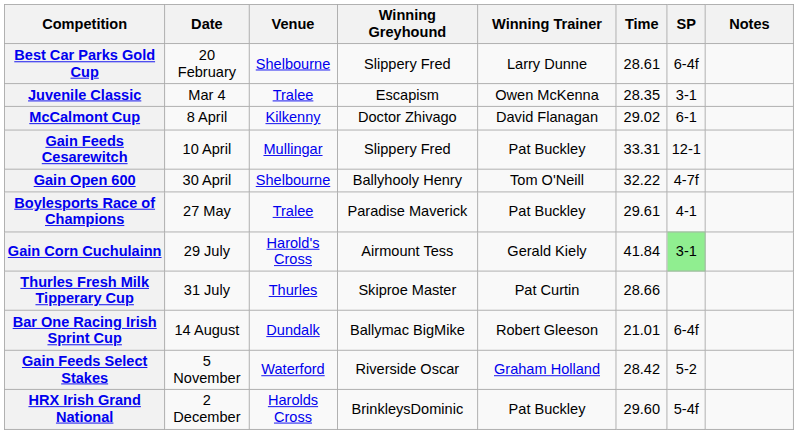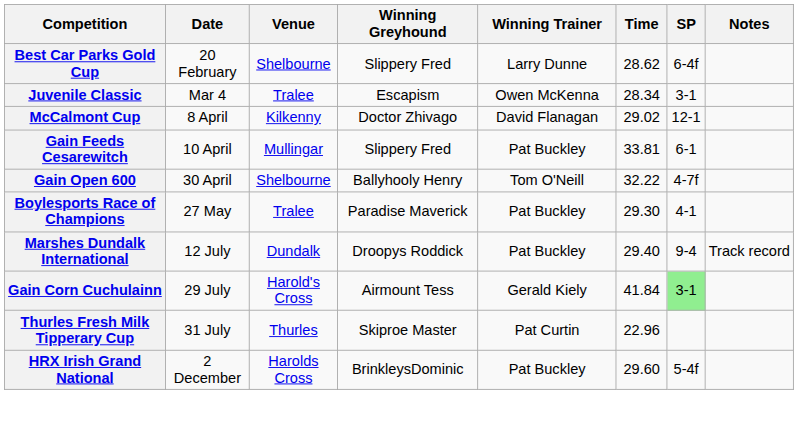(642, 63) 28.61 -> (642, 63) 28.62
(642, 94) 28.35 -> (642, 94) 28.34
(686, 118) 6-1 -> (686, 118) 12-1
(642, 149) 33.31 -> (642, 149) 33.81
(686, 149) 12-1 -> (686, 149) 6-1
(642, 211) 29.61 -> (642, 211) 29.30
+ row: (85, 251)
(642, 290) 28.66 -> (642, 330) 22.96
- row: (85, 330)
- row: (85, 369)
